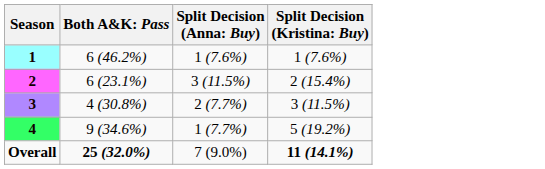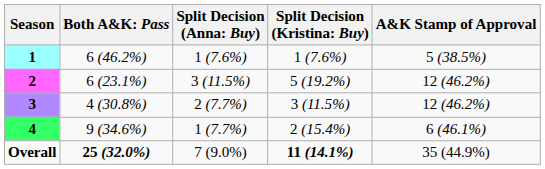+ column: (456, 24)
(320, 81) 2 (15.4%) -> (320, 81) 5 (19.2%)
(320, 128) 5 (19.2%) -> (320, 128) 2 (15.4%)
